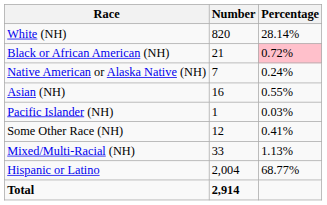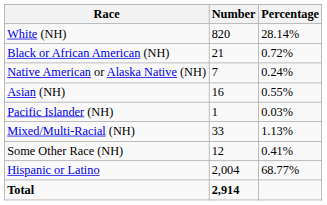(277, 53) pink background -> (277, 53) no background
rows swapped: (65, 131) <-> (71, 151)
